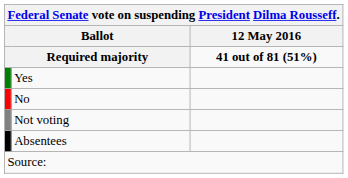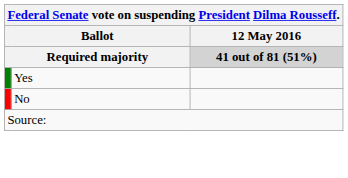(266, 57) no background -> (266, 57) lightgrey background
- row: (42, 120)
- row: (40, 141)
